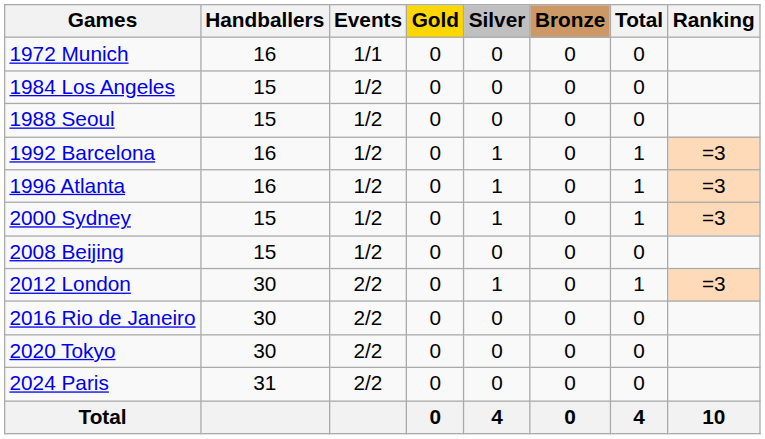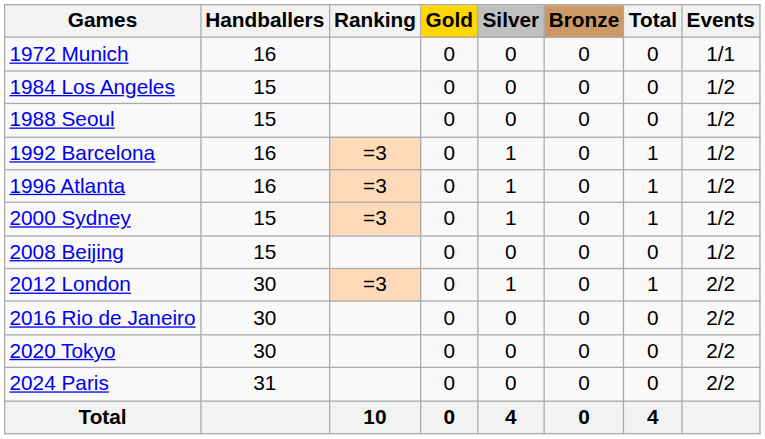columns swapped: (368, 20) <-> (714, 20)
